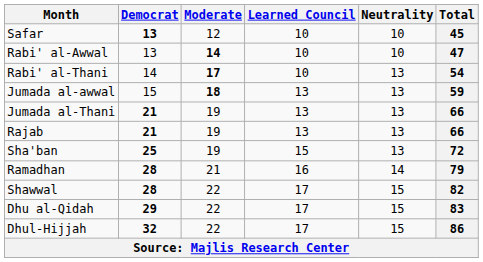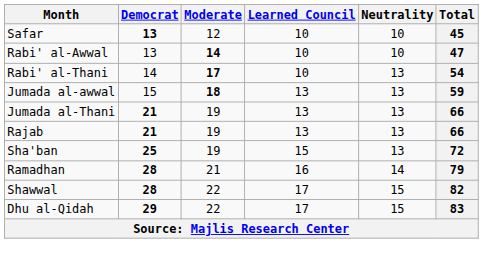- row: (47, 229)
